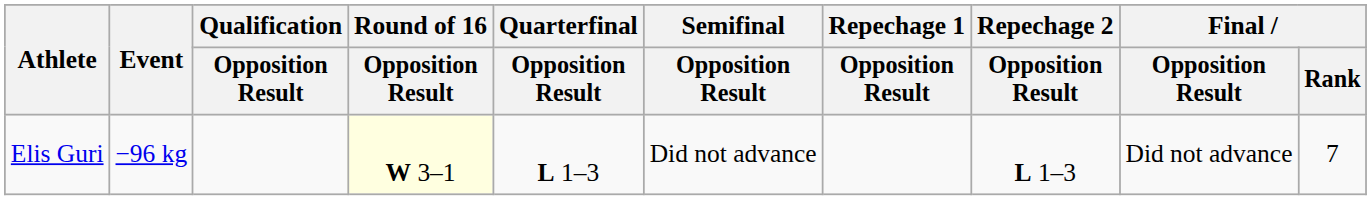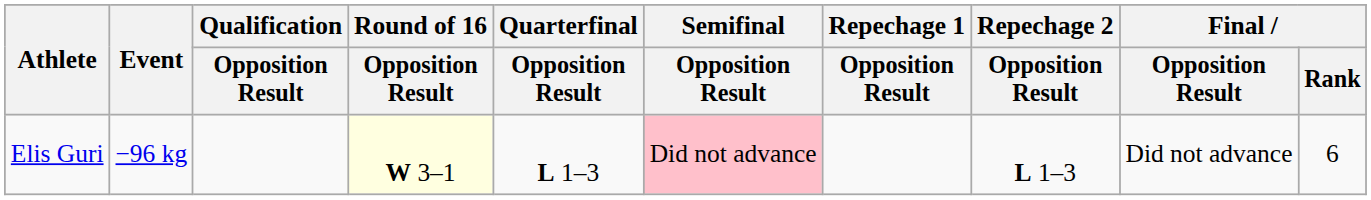(733, 154) no background -> (733, 154) pink background
(1332, 154) 7 -> (1332, 154) 6
